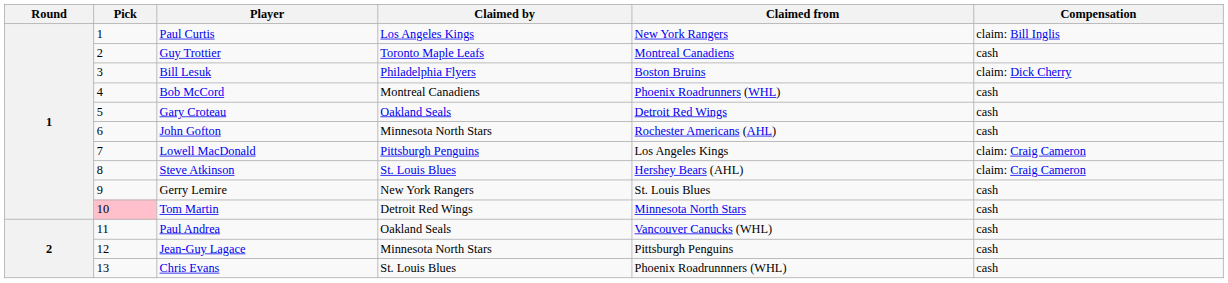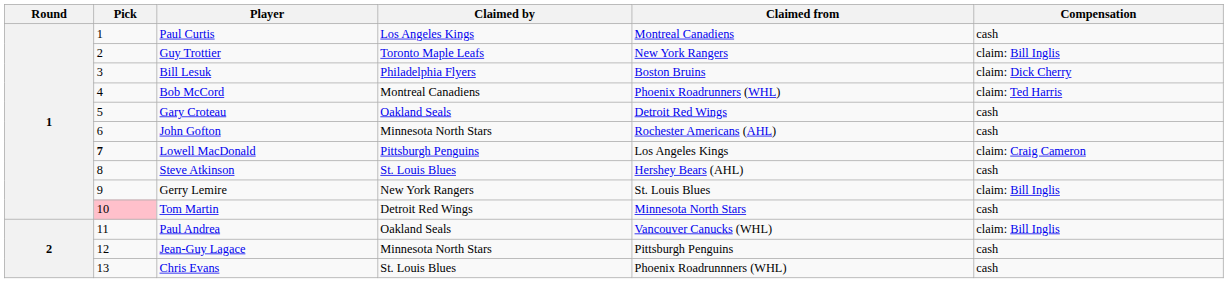(681, 33) New York Rangers -> (684, 33) Montreal Canadiens
(1018, 33) claim: Bill Inglis -> (987, 33) cash
(684, 53) Montreal Canadiens -> (681, 53) New York Rangers
(987, 53) cash -> (1018, 53) claim: Bill Inglis
(987, 92) cash -> (1019, 92) claim: Ted Harris
(100, 151) normal -> (100, 151) bold
(1031, 170) claim: Craig Cameron -> (987, 170) cash
(987, 190) cash -> (1018, 190) claim: Bill Inglis
(987, 229) cash -> (1018, 229) claim: Bill Inglis
